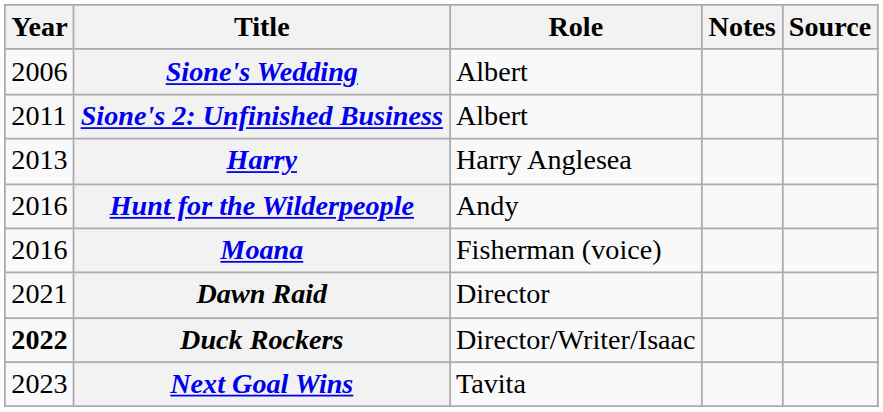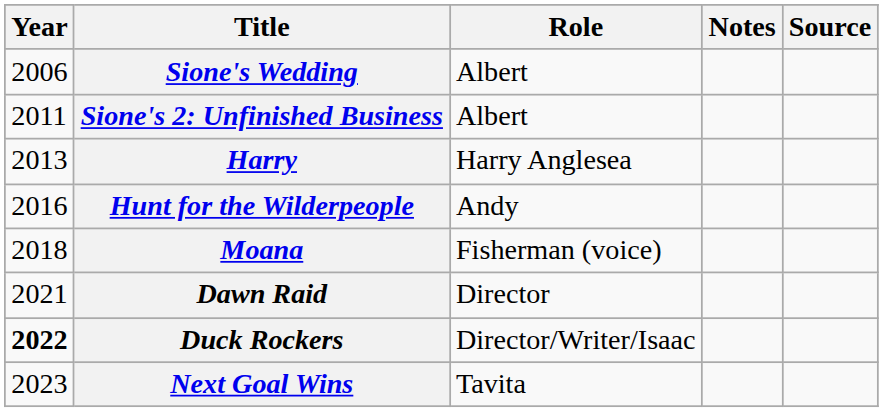(40, 250) 2016 -> (40, 250) 2018
